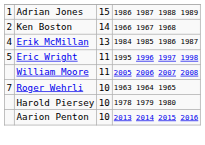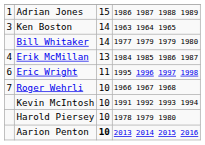(9, 27) 2 -> (9, 27) 3
(145, 27) 1966 1967 1968 -> (145, 27) 1963 1964 1965
+ row: (53, 42)
(9, 57) 5 -> (9, 72) 6
- row: (53, 72)
(145, 87) 1963 1964 1965 -> (145, 87) 1966 1967 1968
+ row: (55, 102)
(104, 117) normal -> (104, 132) bold
